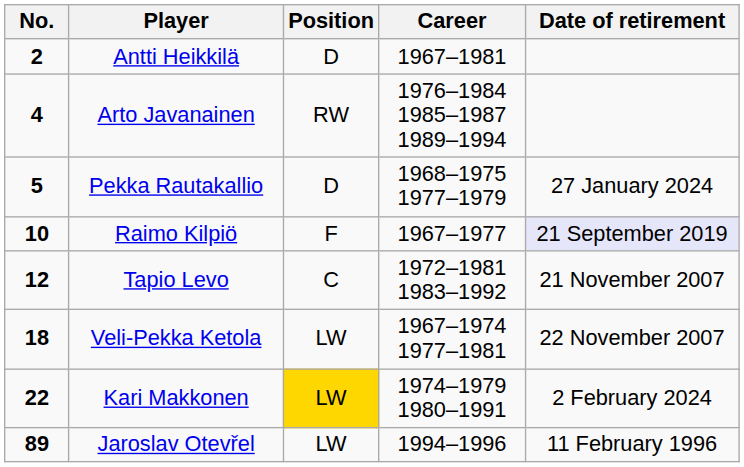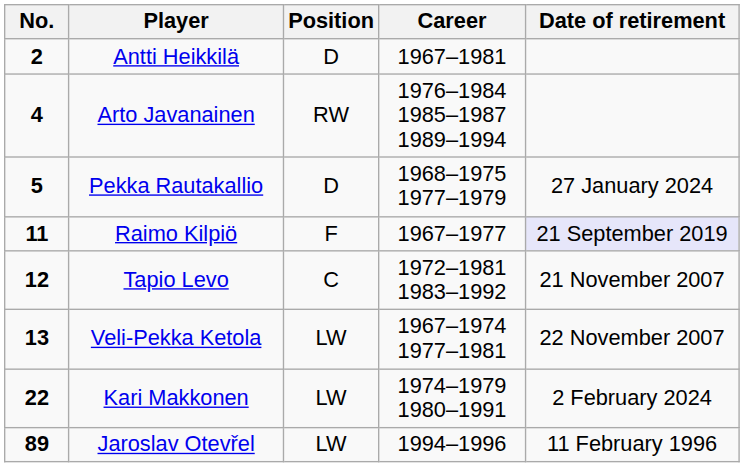(37, 233) 10 -> (37, 233) 11
(37, 338) 18 -> (37, 338) 13
(331, 397) gold background -> (331, 397) no background
